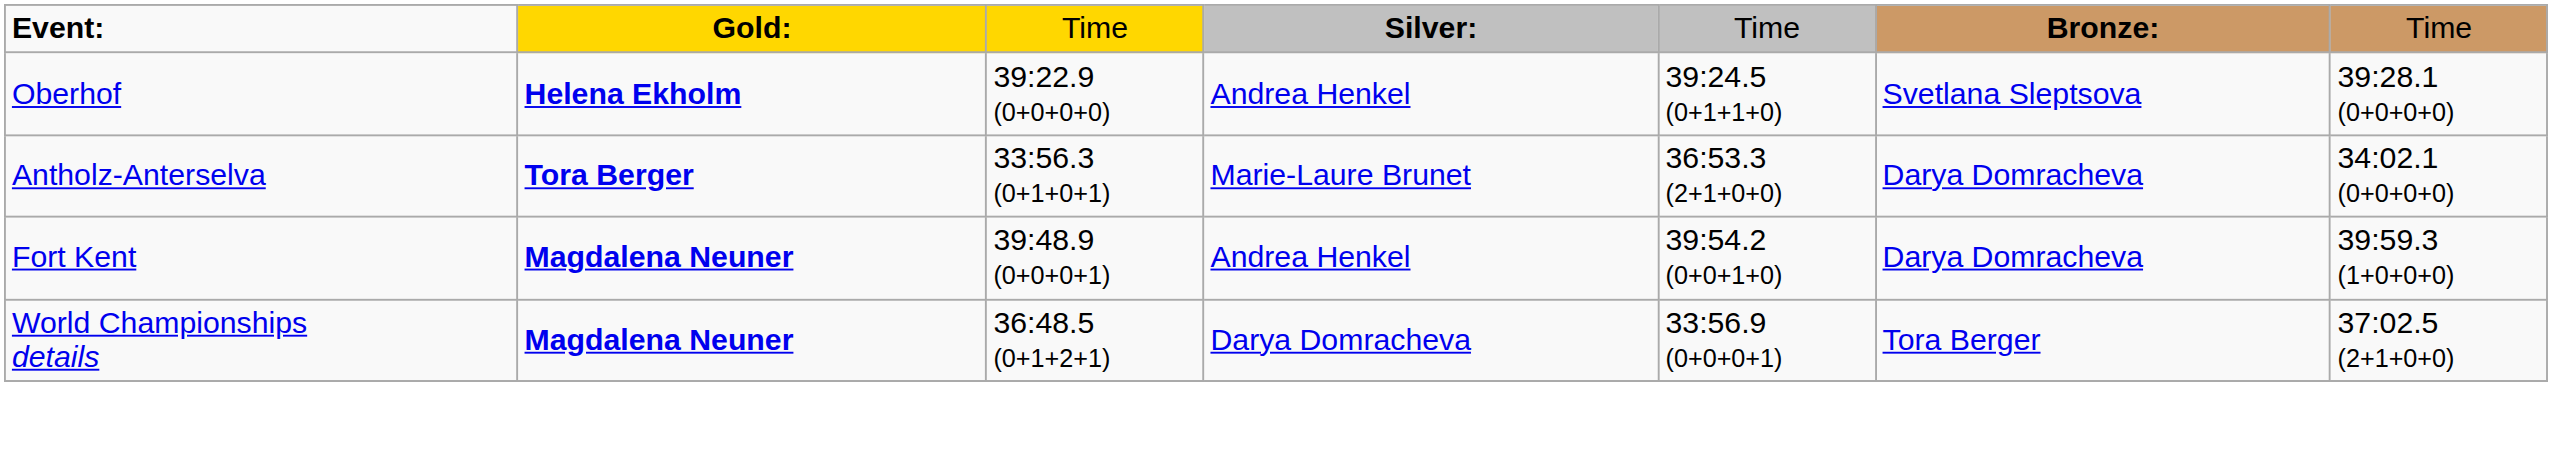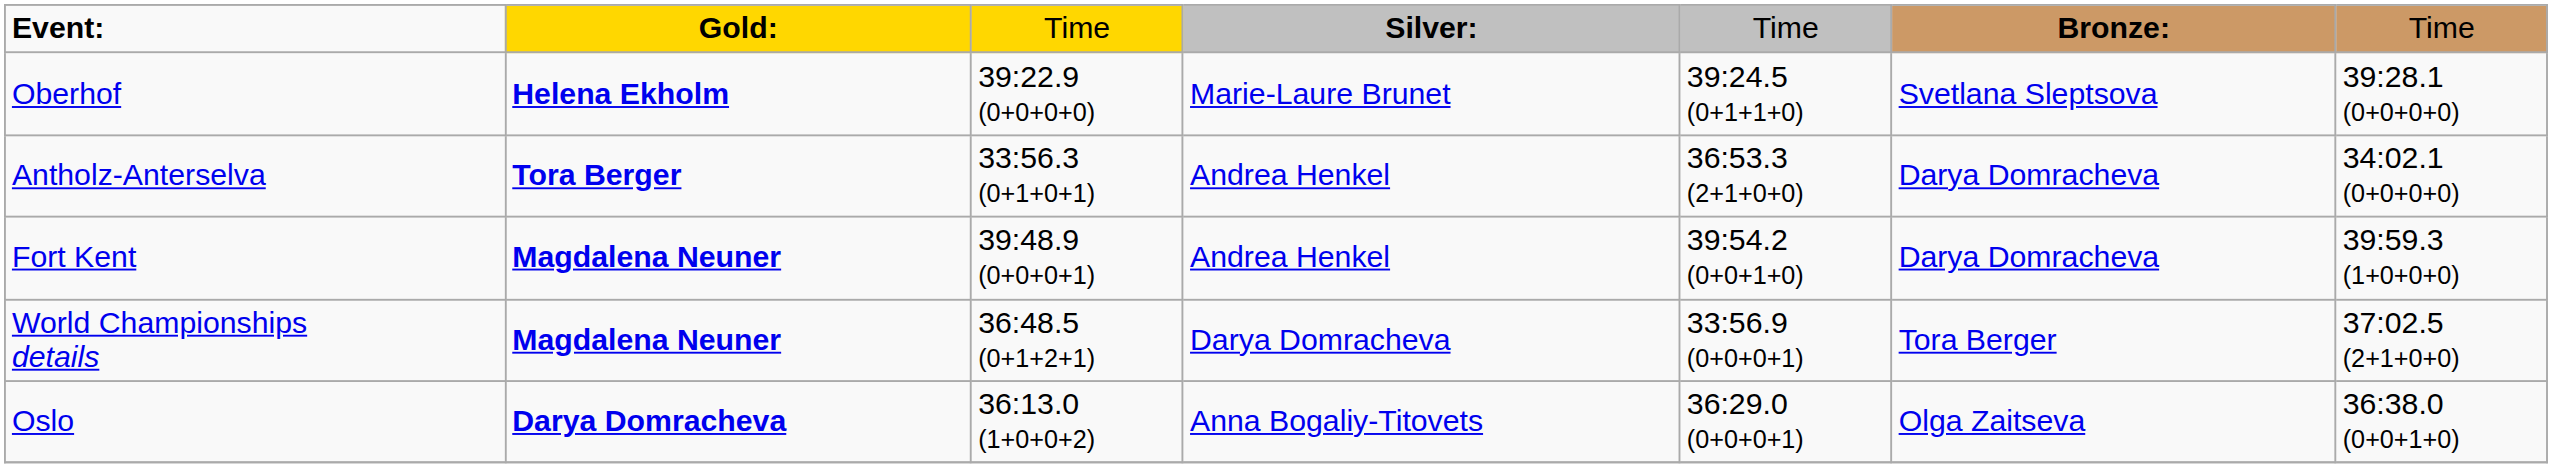(1310, 93) Andrea Henkel -> (1320, 93) Marie-Laure Brunet
(1341, 175) Marie-Laure Brunet -> (1290, 175) Andrea Henkel
+ row: (43, 421)
